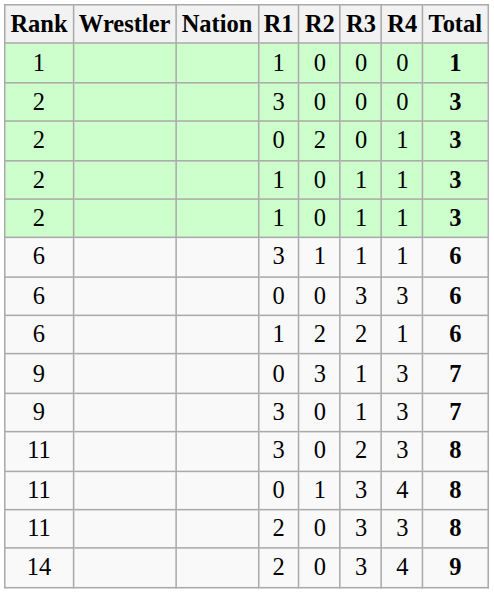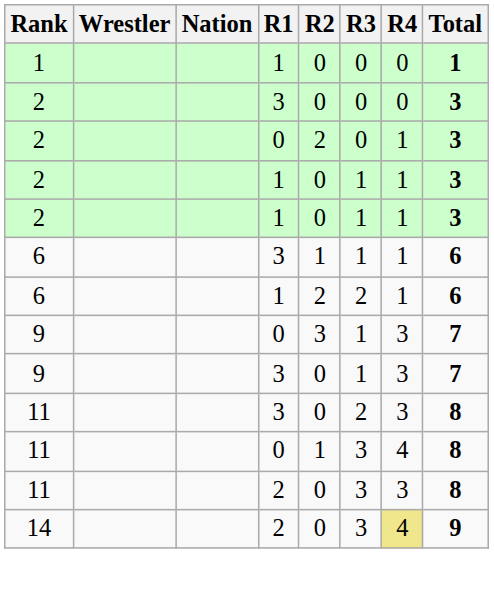- row: (39, 295)
(402, 567) no background -> (402, 528) khaki background
